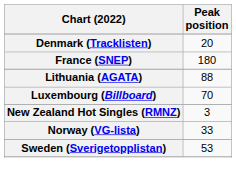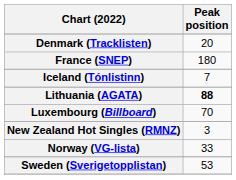+ row: (94, 78)
(207, 78) normal -> (207, 95) bold
